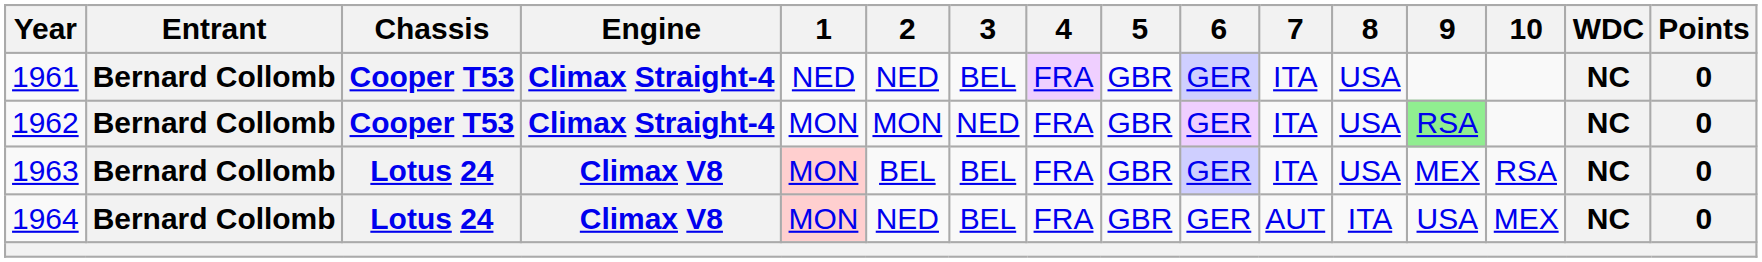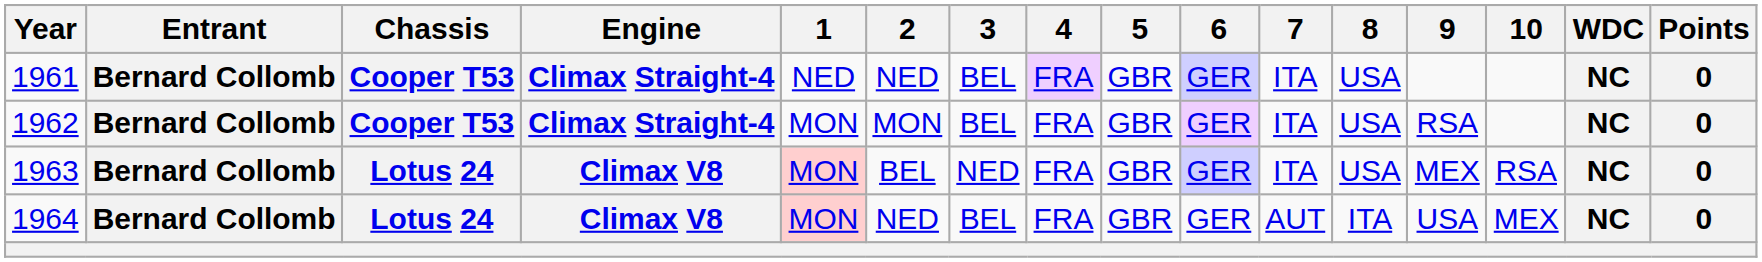(988, 124) NED -> (988, 124) BEL
(1447, 124) lightgreen background -> (1447, 124) no background
(988, 171) BEL -> (988, 171) NED
